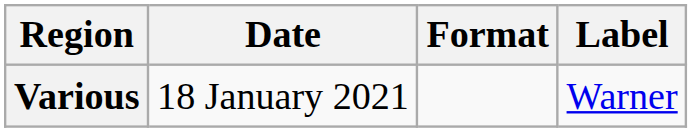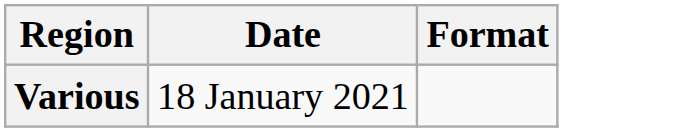- column: (622, 34)
